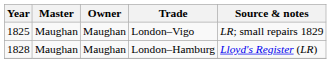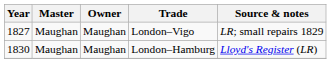(18, 31) 1825 -> (18, 31) 1827
(18, 49) 1828 -> (18, 49) 1830
